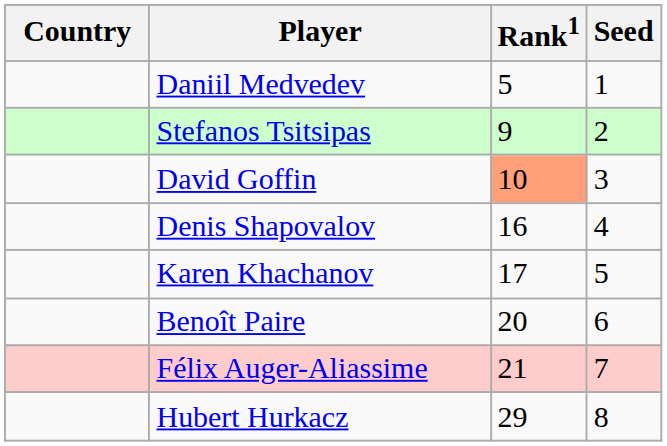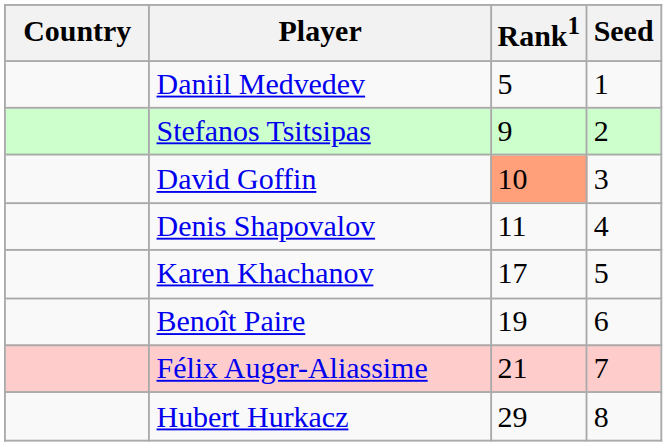(513, 226) 16 -> (512, 226) 11
(513, 321) 20 -> (513, 321) 19
